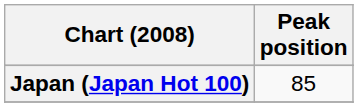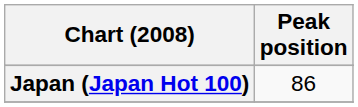(304, 83) 85 -> (304, 83) 86
